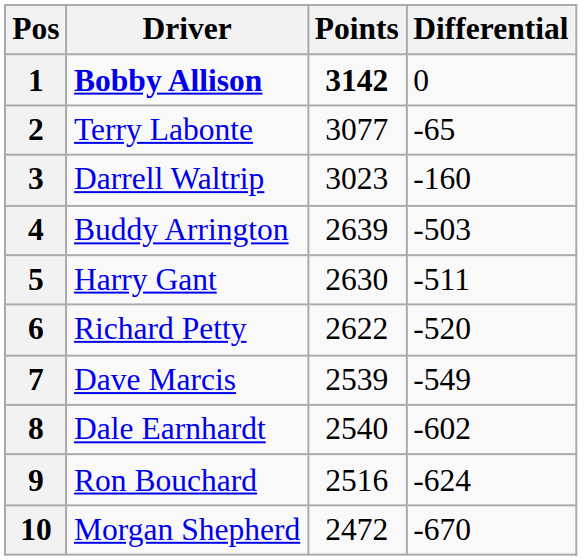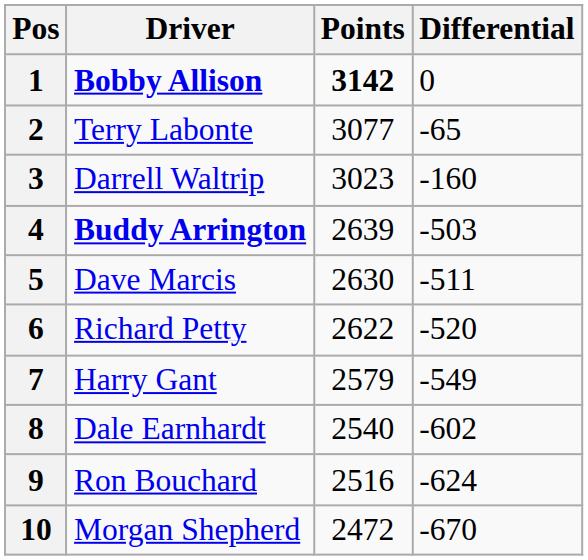(181, 229) normal -> (190, 229) bold
(145, 279) Harry Gant -> (155, 279) Dave Marcis
(155, 379) Dave Marcis -> (145, 379) Harry Gant
(357, 379) 2539 -> (363, 379) 2579
